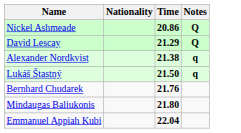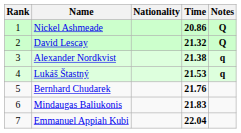+ column: (18, 12)
(168, 43) 21.29 -> (195, 43) 21.32
(168, 74) 21.50 -> (195, 74) 21.53
(168, 105) 21.80 -> (195, 105) 21.83
